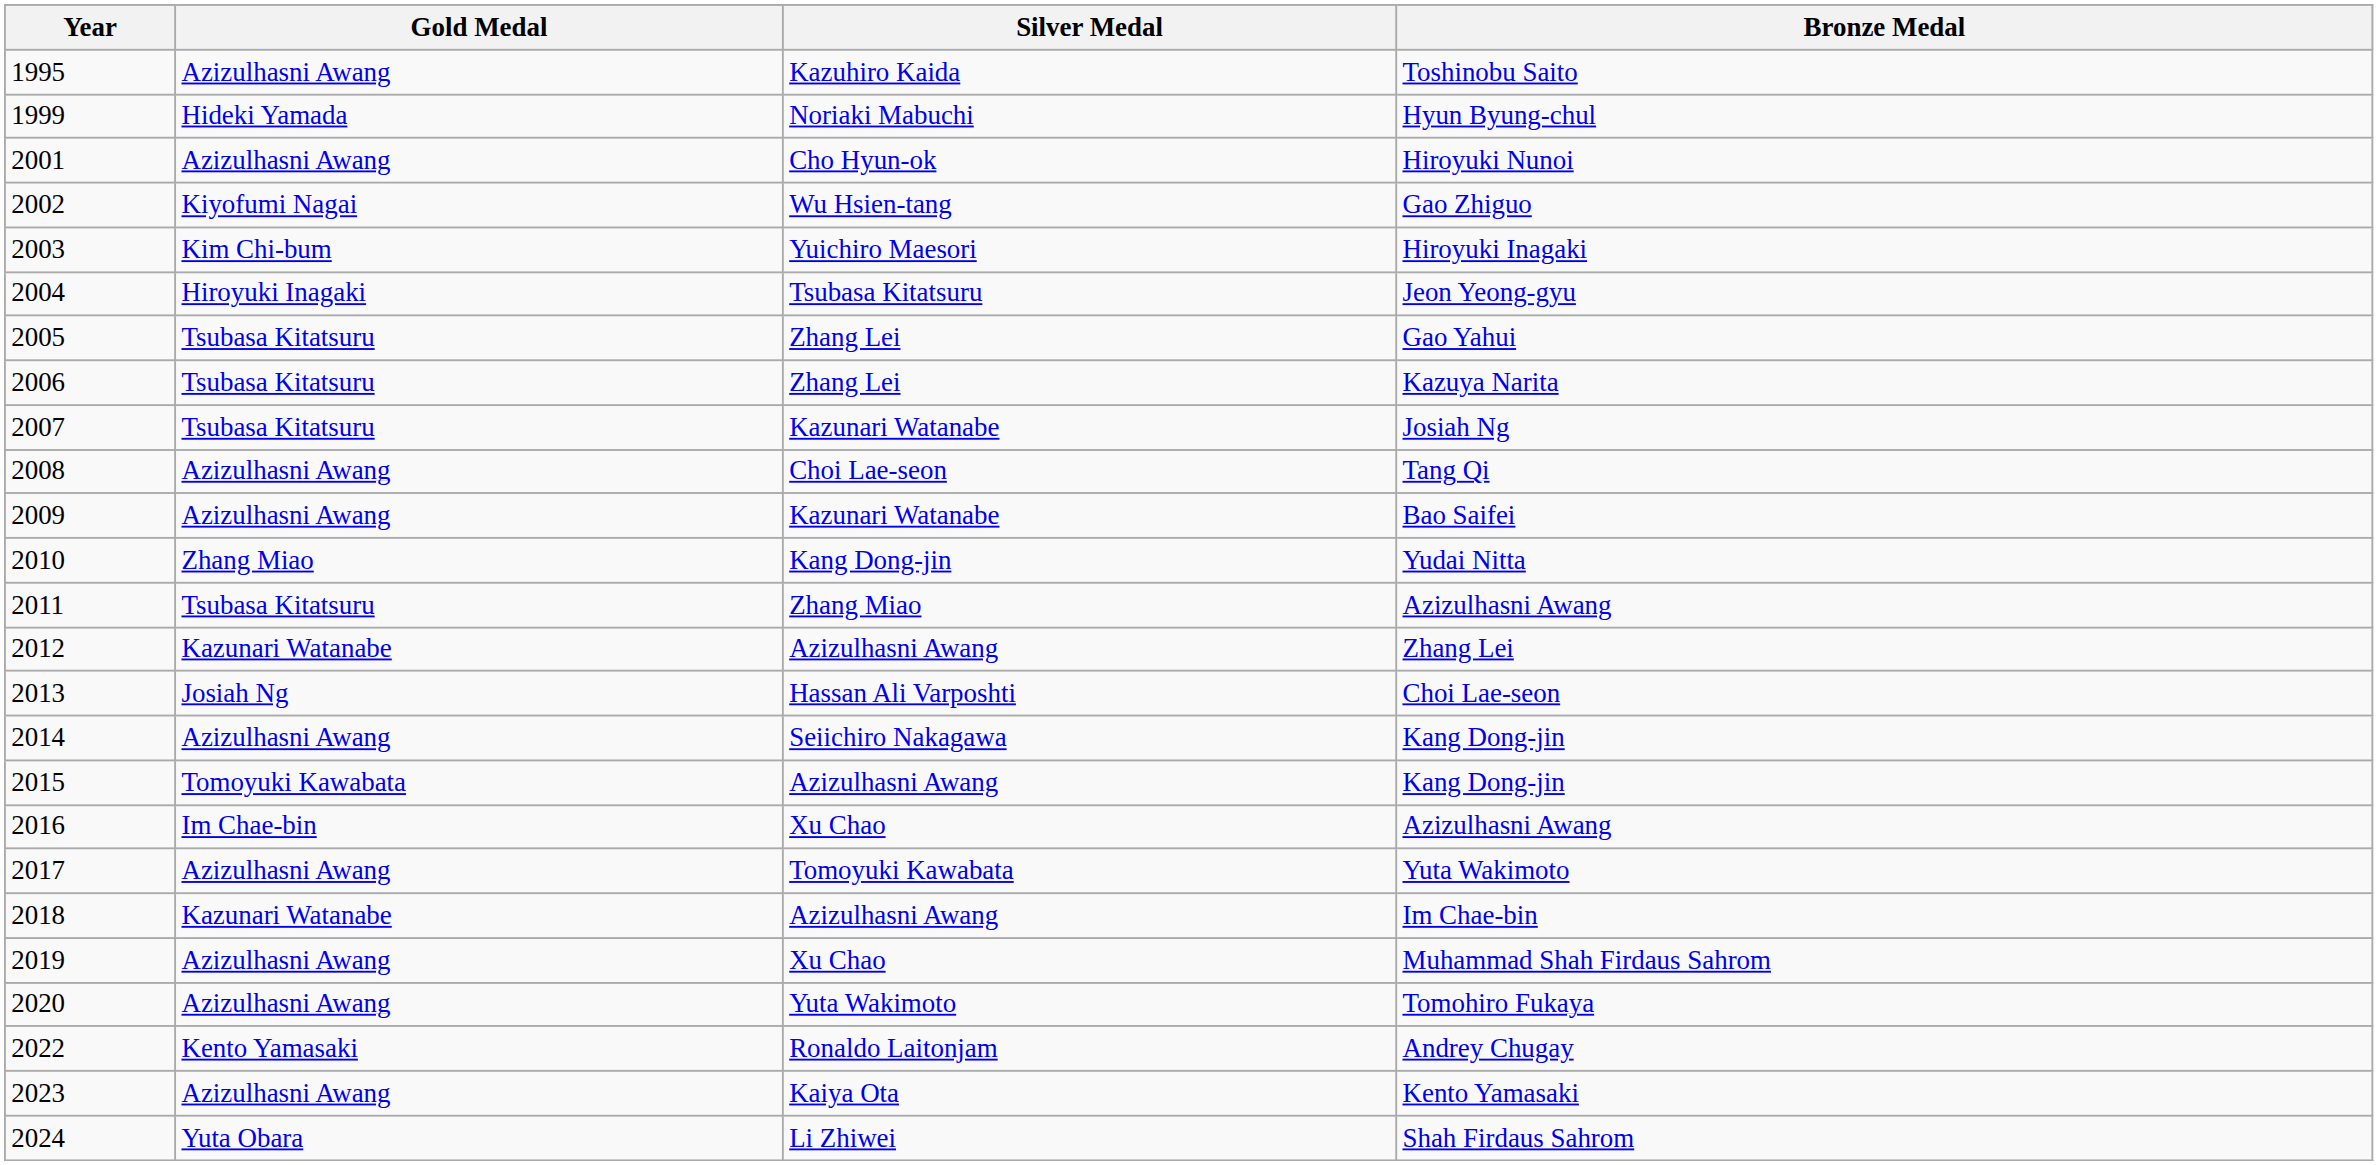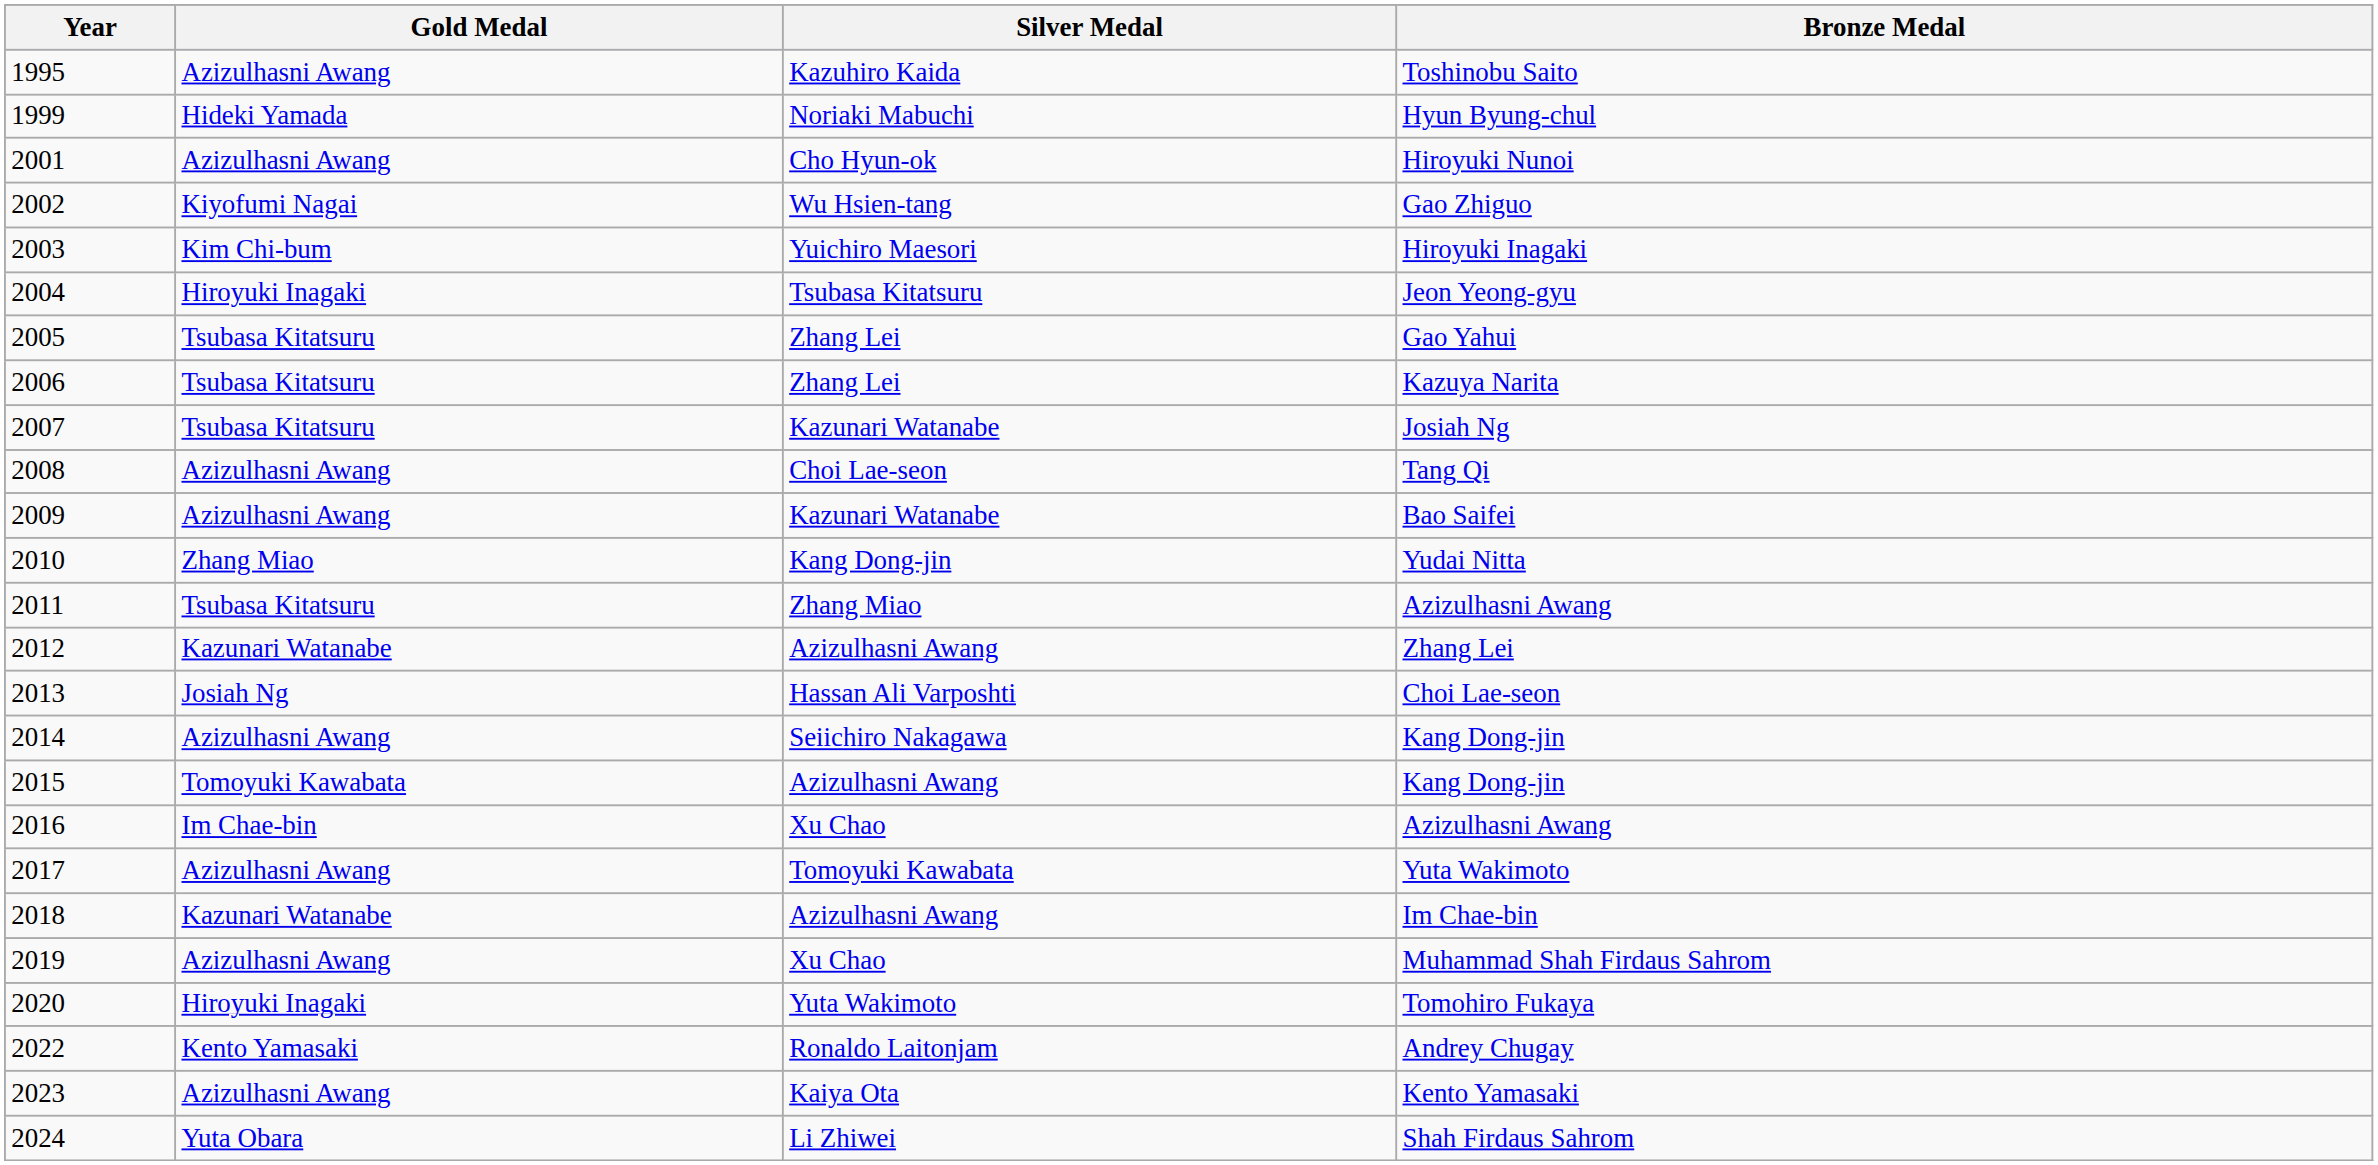(286, 1004) Azizulhasni Awang -> (274, 1004) Hiroyuki Inagaki
